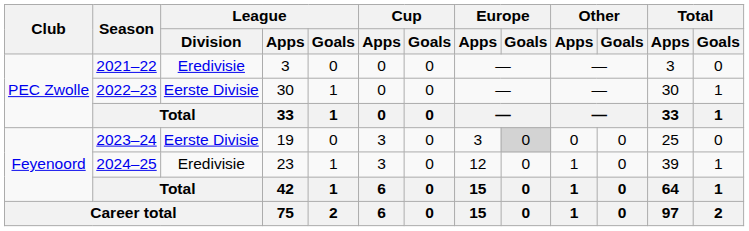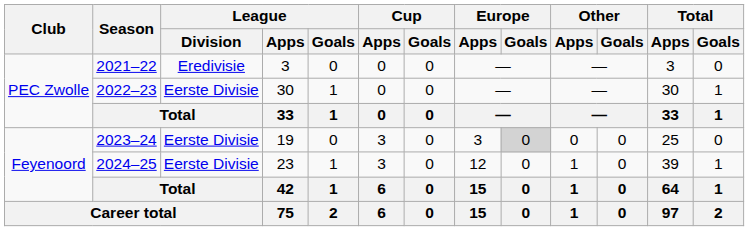(211, 164) Eredivisie -> (211, 164) Eerste Divisie
